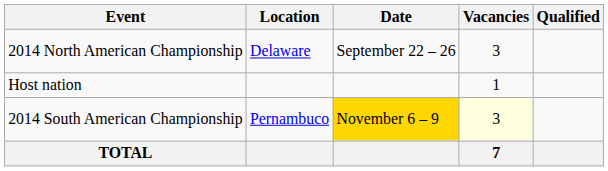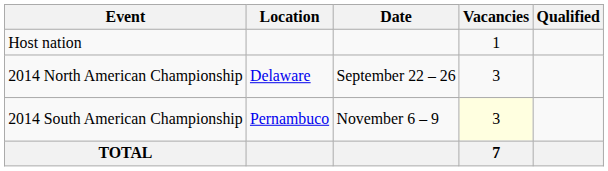rows swapped: (45, 85) <-> (125, 51)
(388, 119) gold background -> (388, 119) no background
